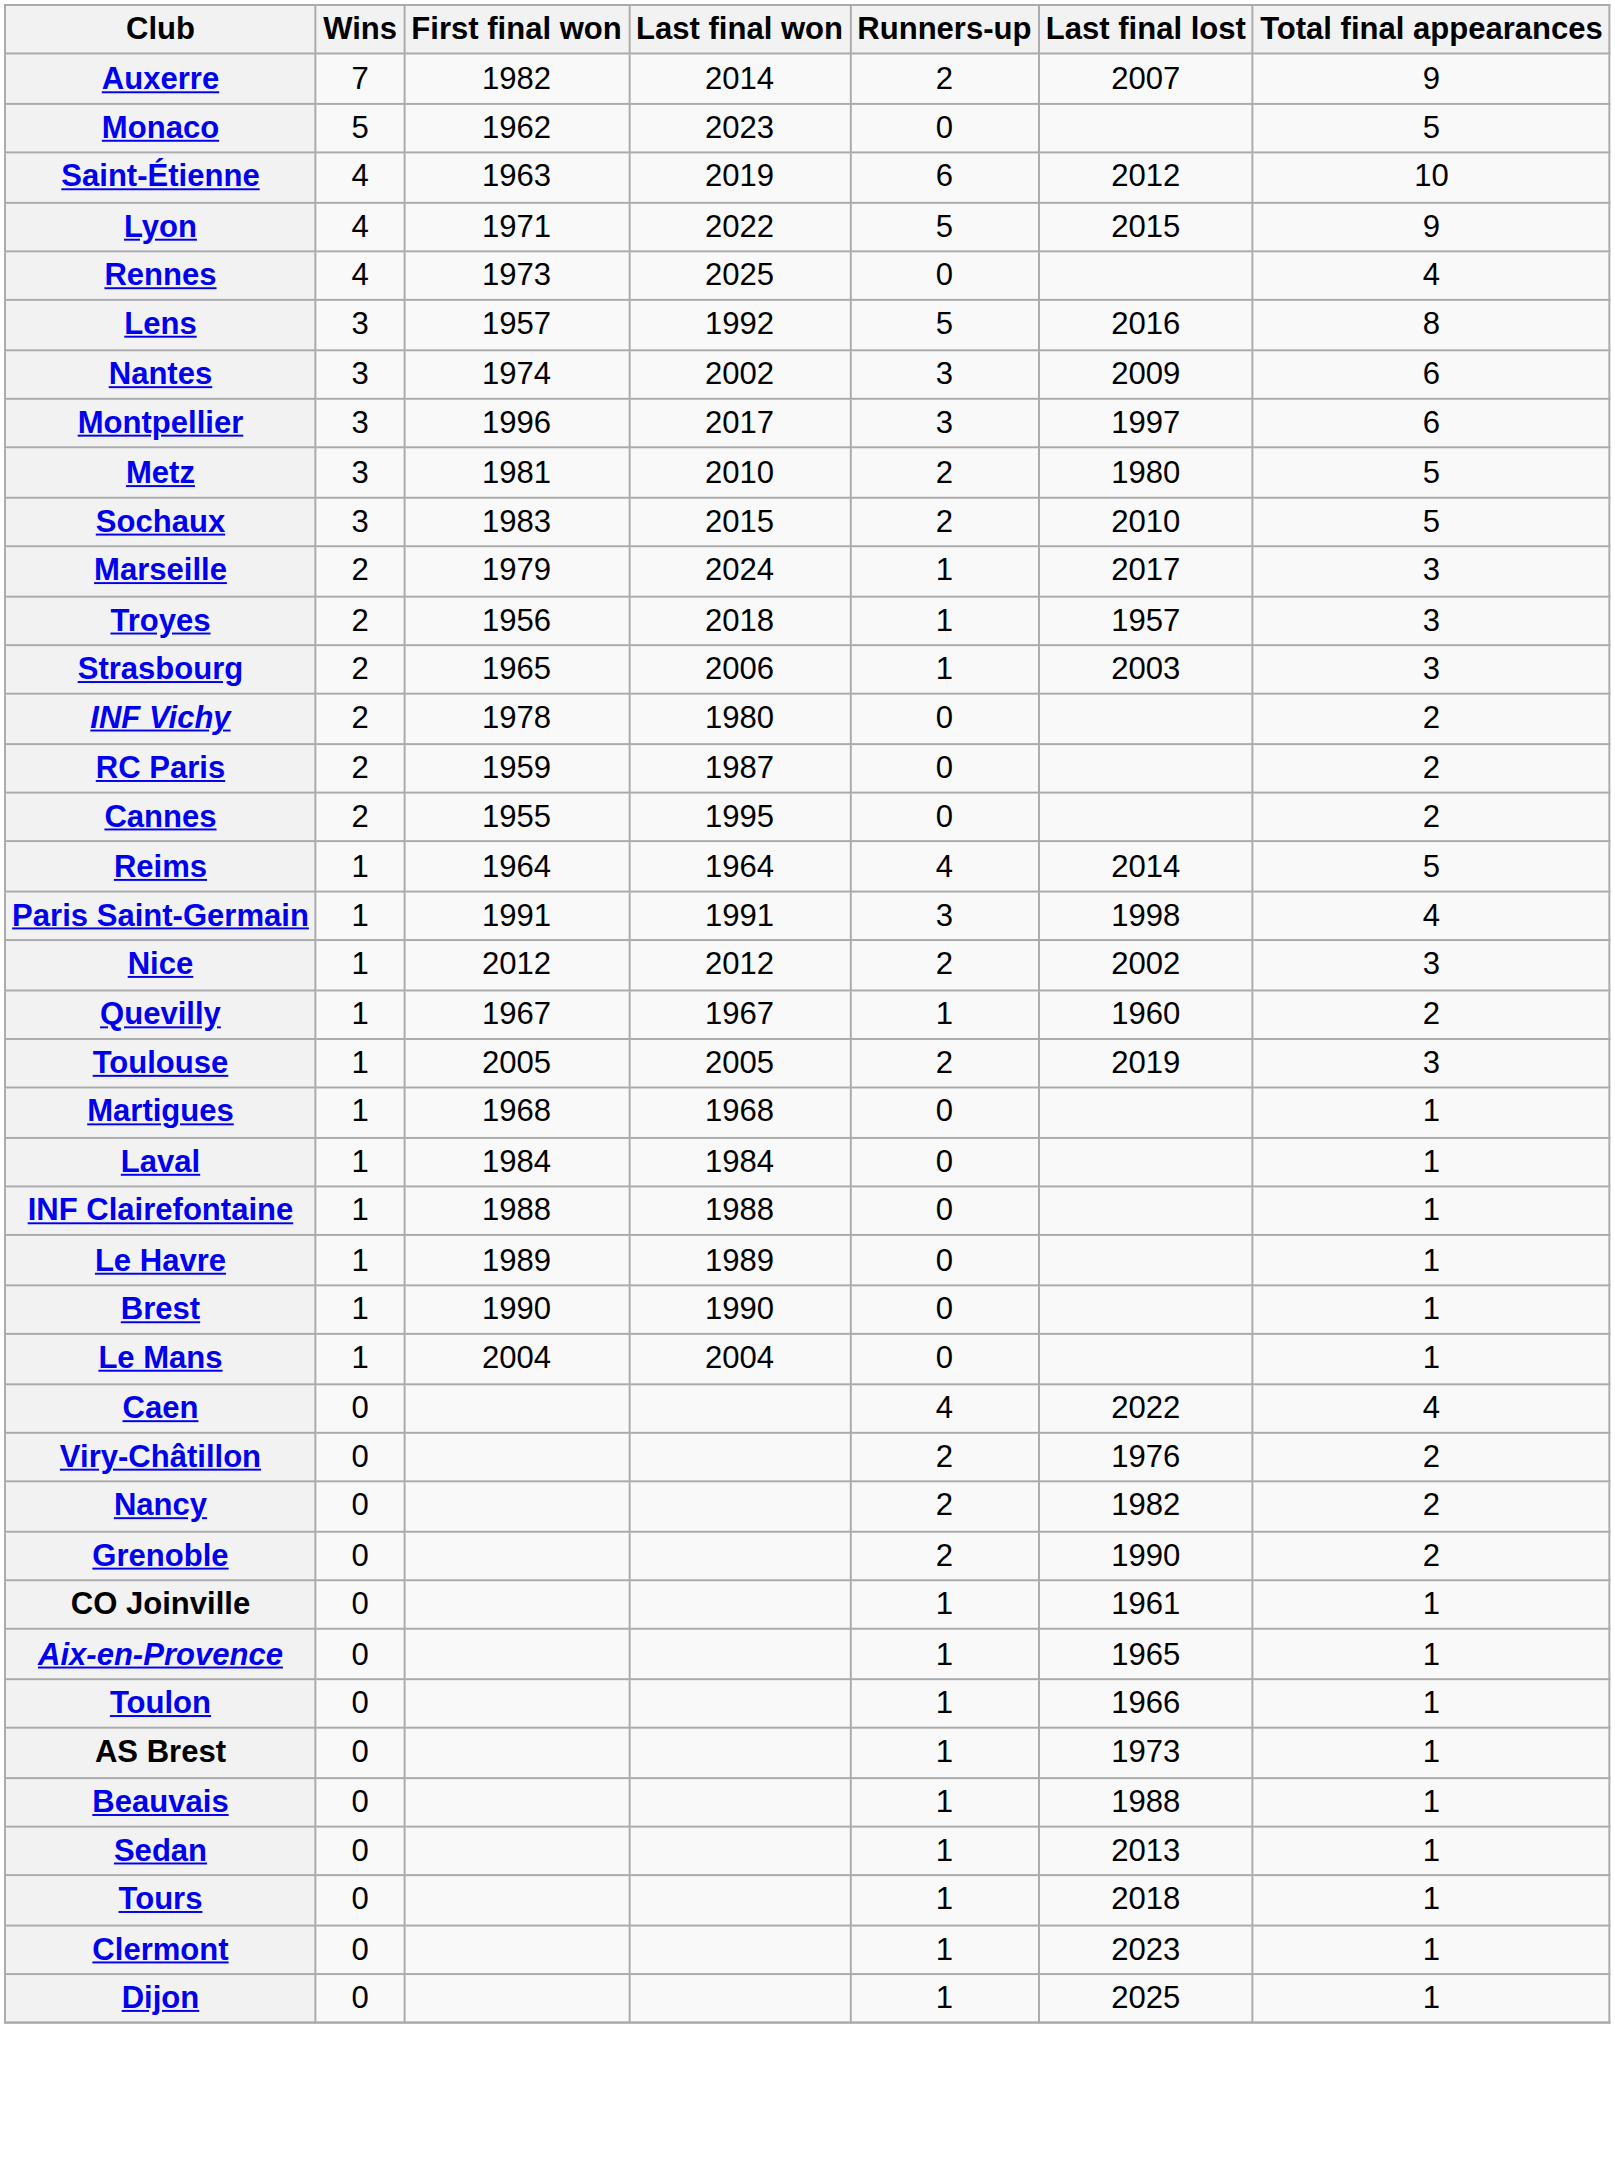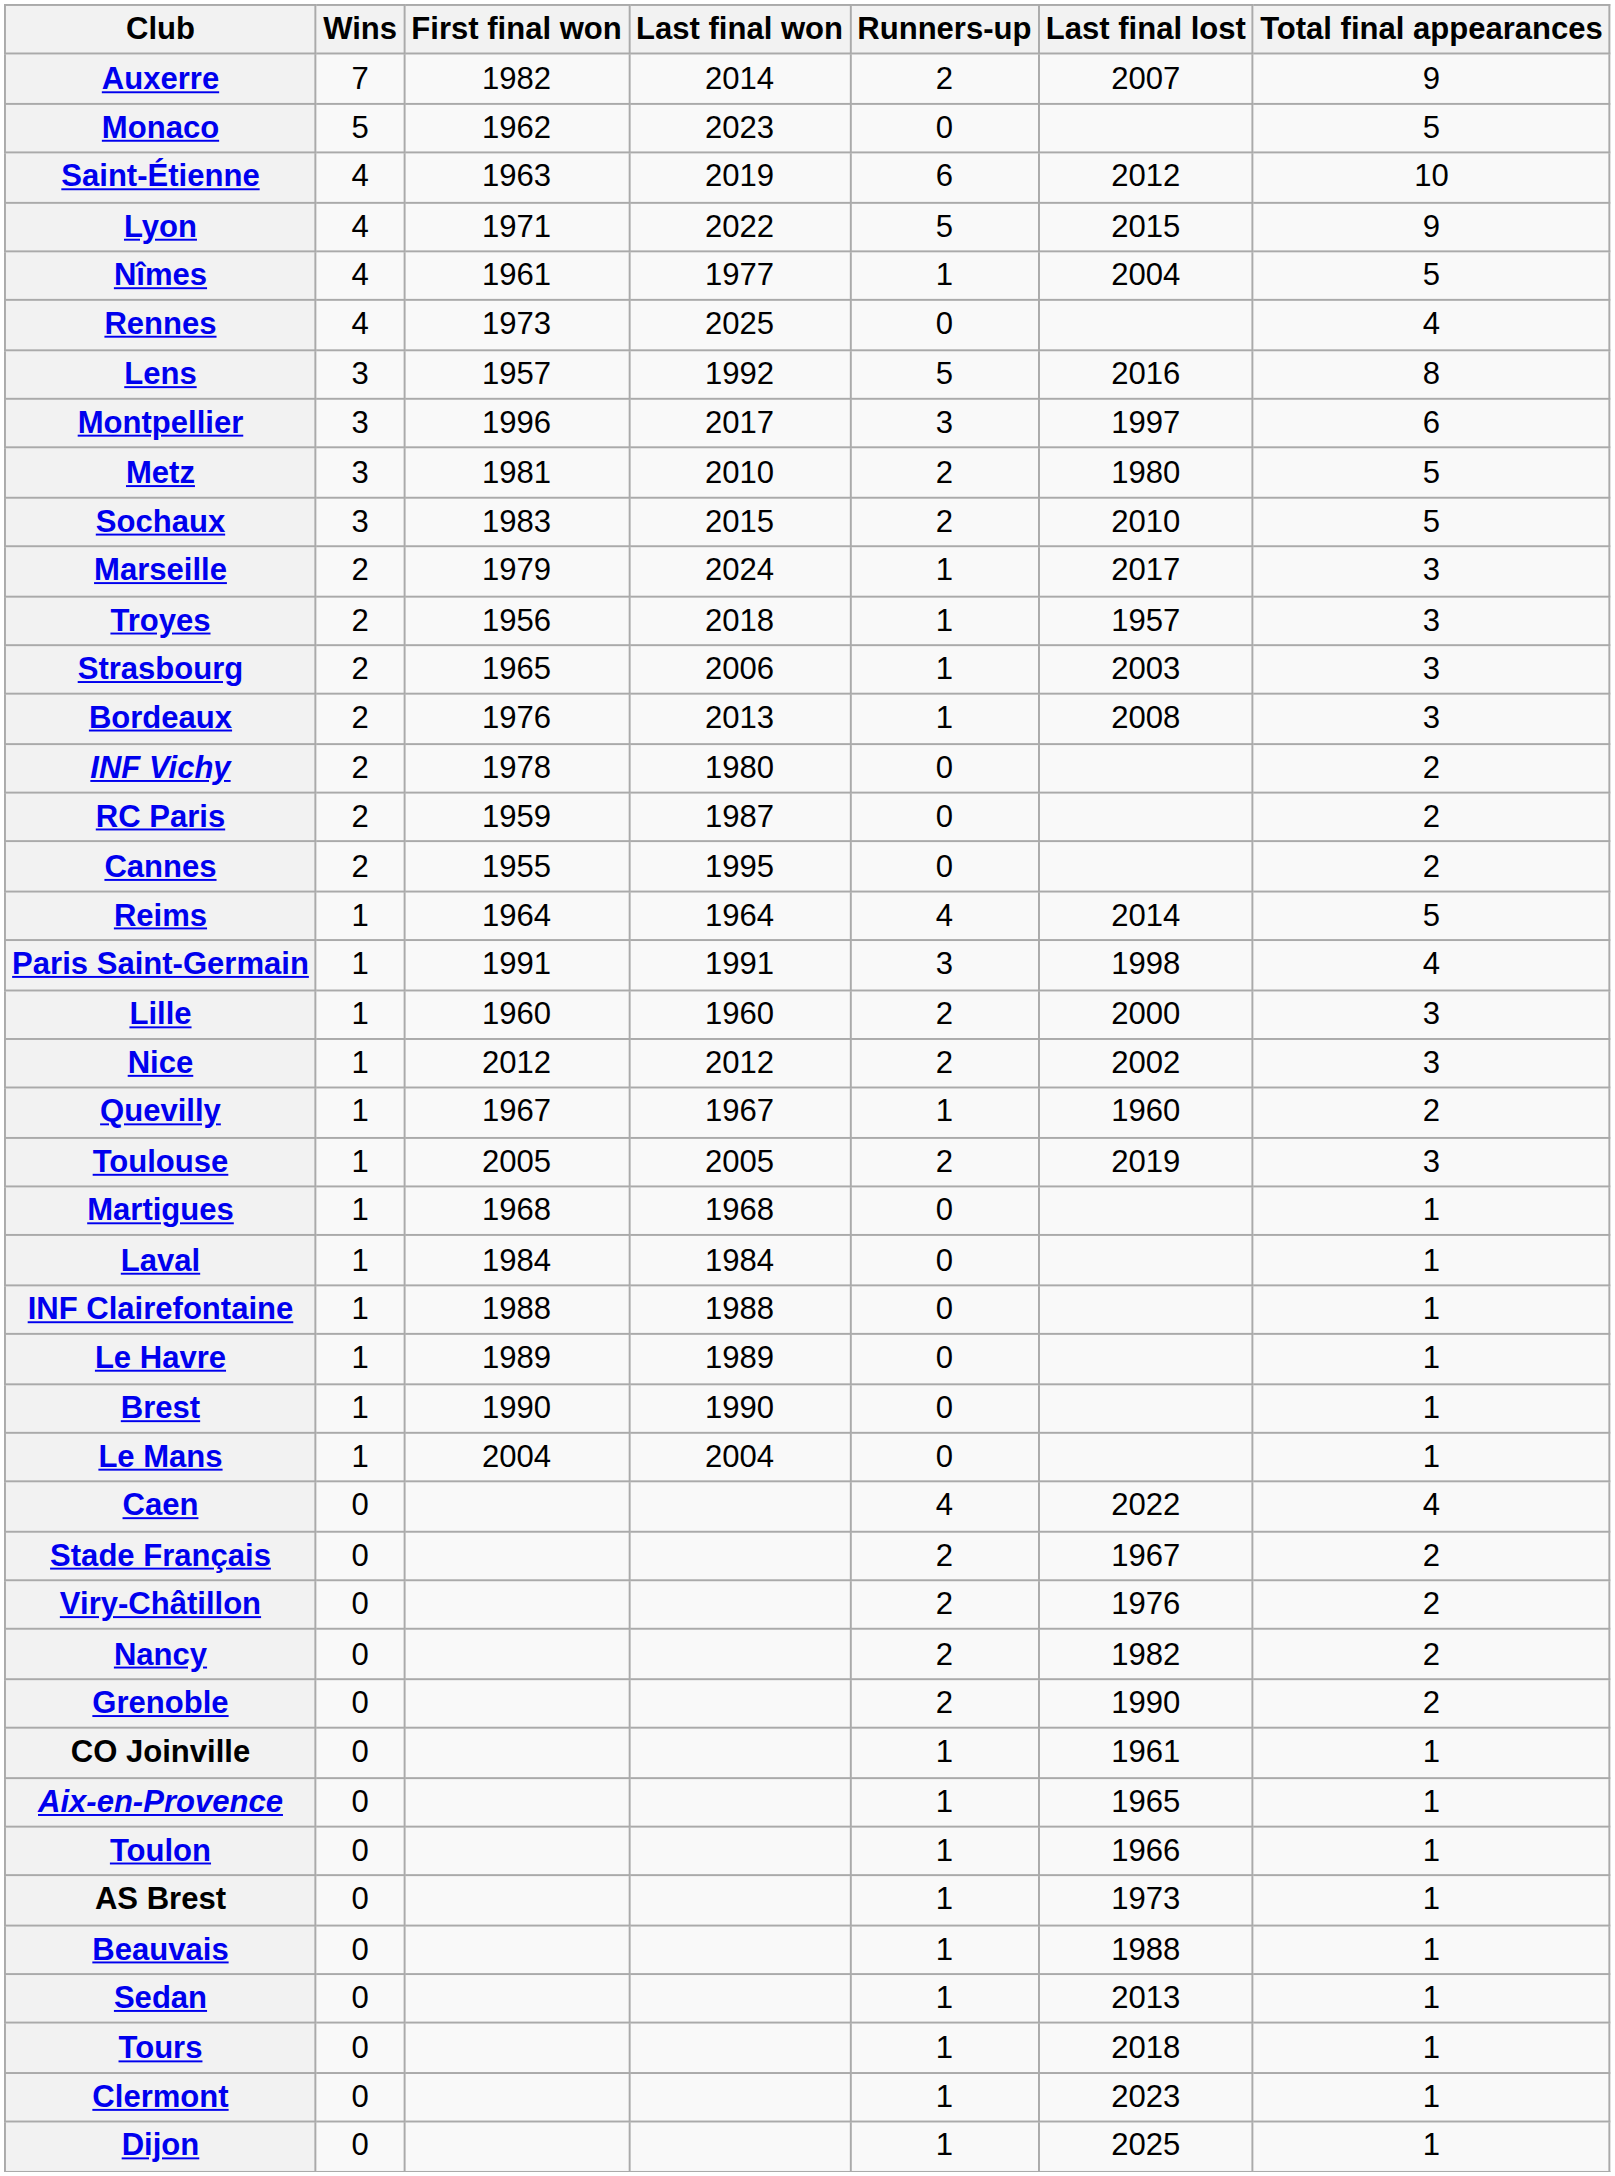+ row: (160, 275)
- row: (160, 373)
+ row: (160, 718)
+ row: (160, 1013)
+ row: (160, 1555)
